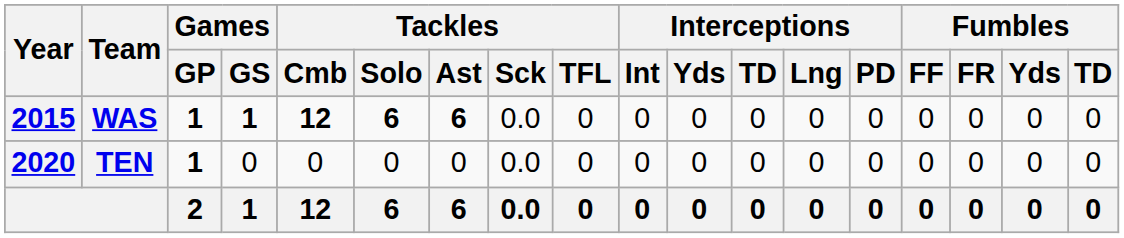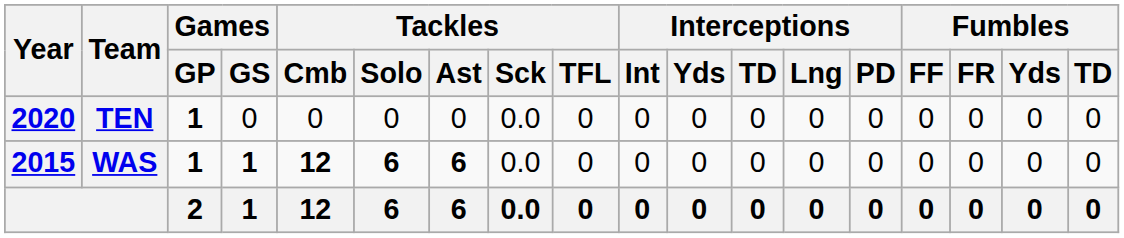rows swapped: (125, 118) <-> (125, 163)
